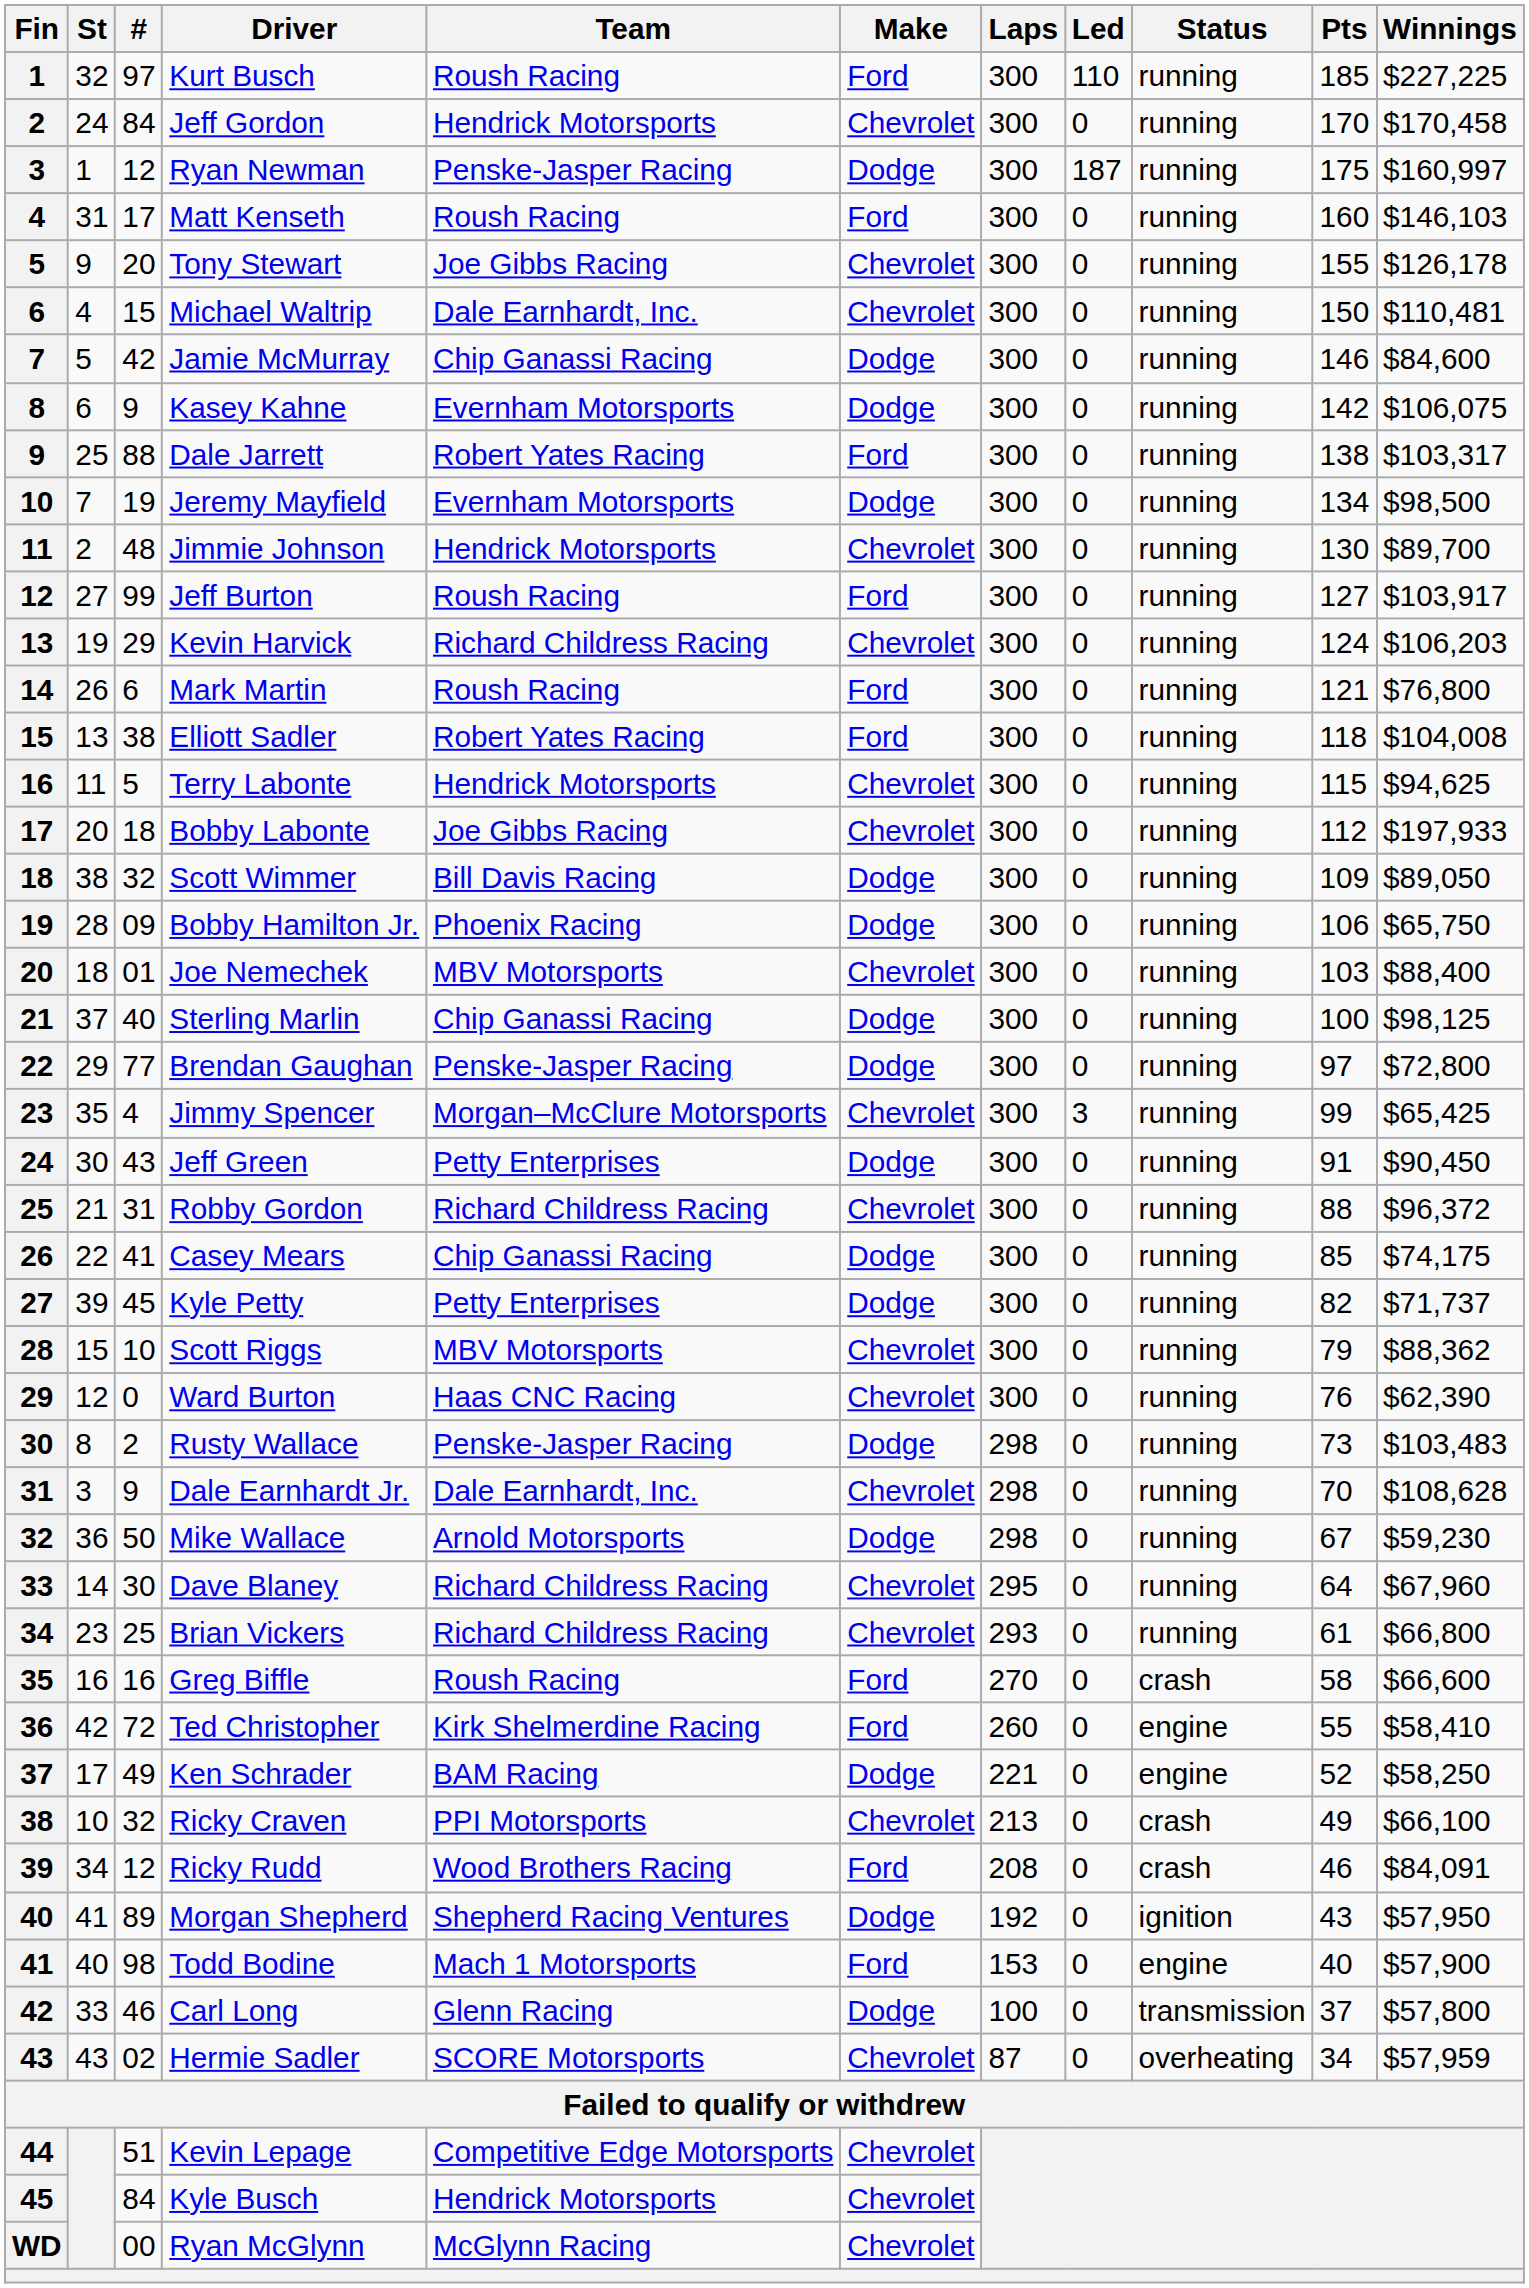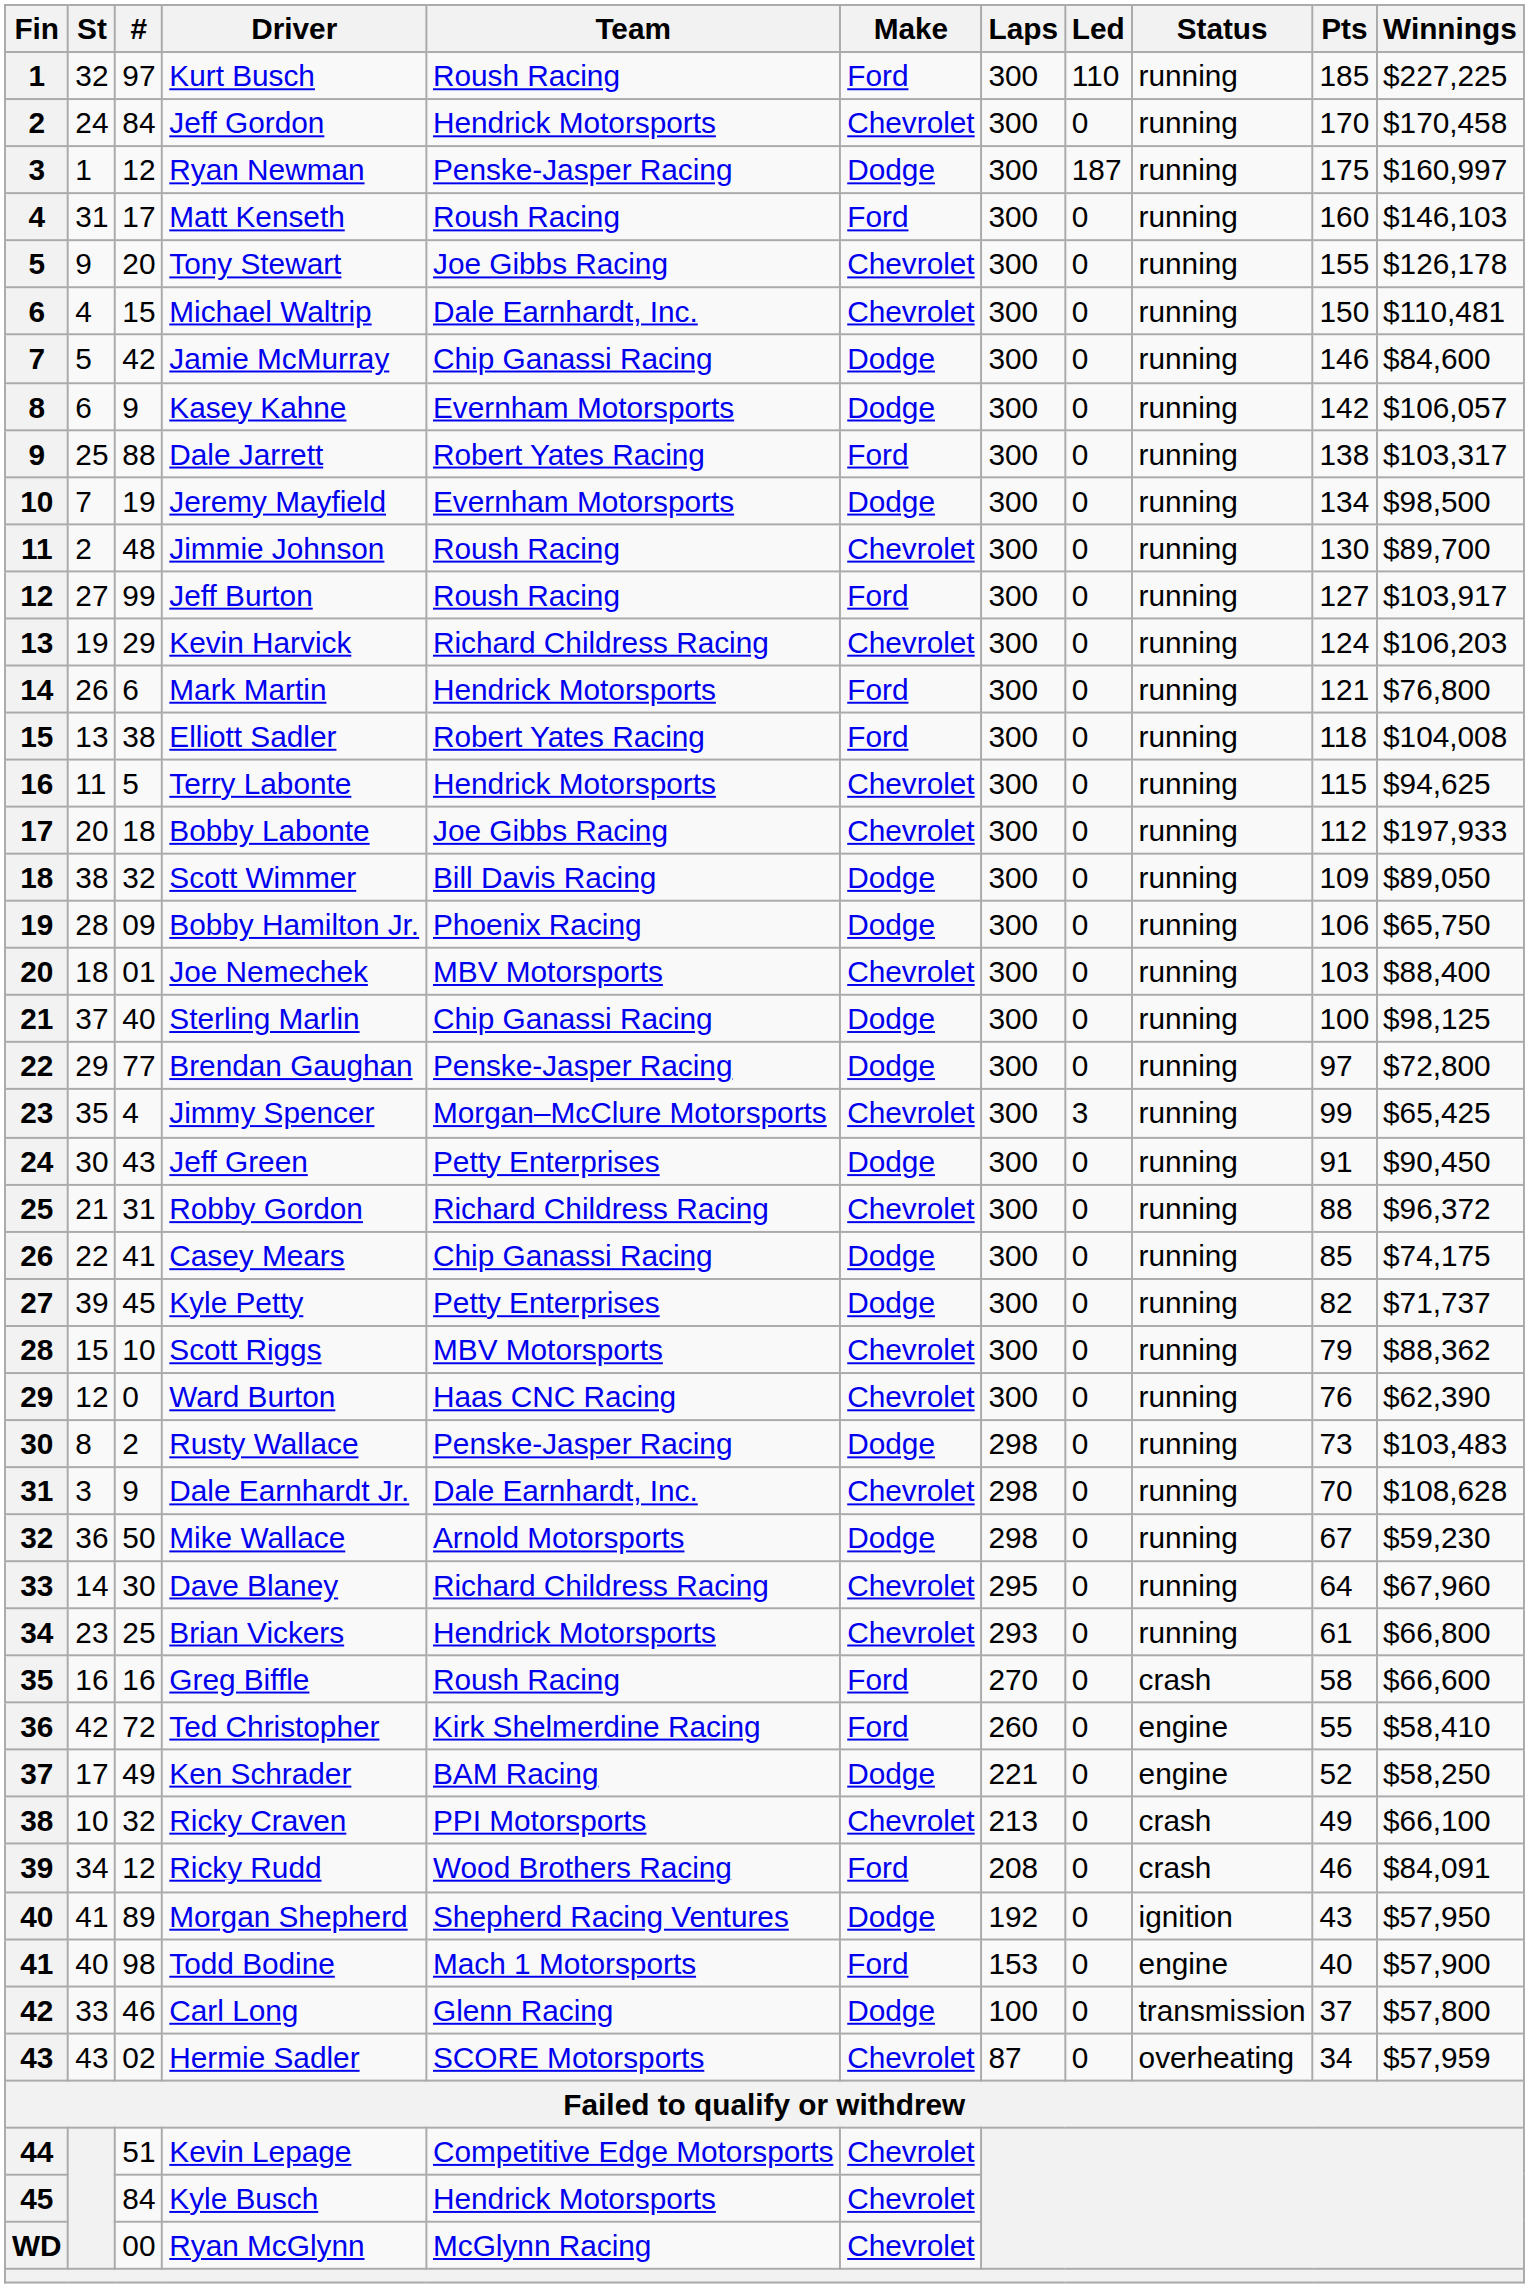(1445, 406) $106,075 -> (1445, 406) $106,057
(574, 548) Hendrick Motorsports -> (526, 548) Roush Racing
(526, 689) Roush Racing -> (574, 689) Hendrick Motorsports
(601, 1632) Richard Childress Racing -> (574, 1632) Hendrick Motorsports
